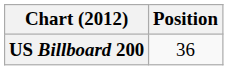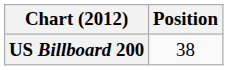(185, 49) 36 -> (185, 49) 38
